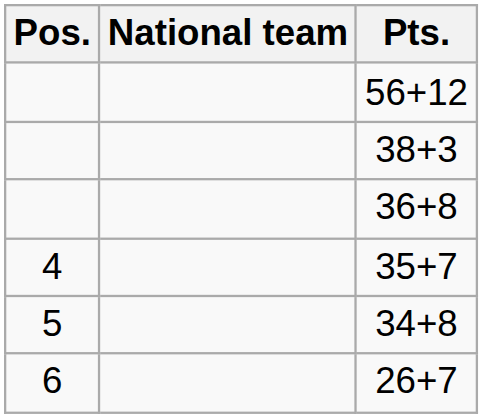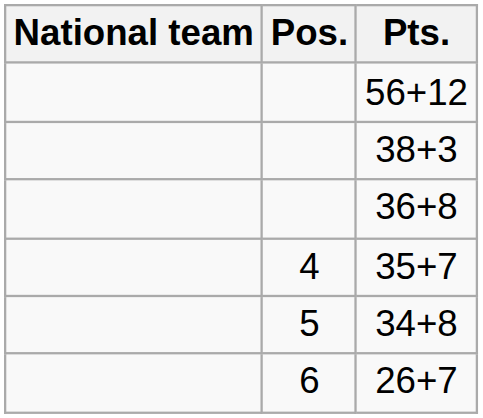columns swapped: (52, 33) <-> (228, 33)
